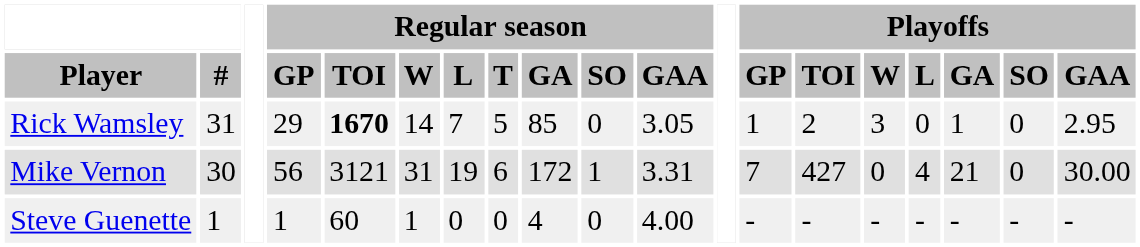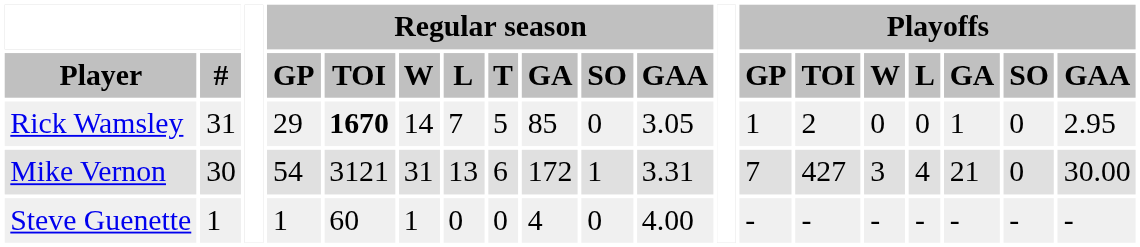(878, 123) 3 -> (878, 123) 0
(288, 171) 56 -> (288, 171) 54
(463, 171) 19 -> (463, 171) 13
(878, 171) 0 -> (878, 171) 3
